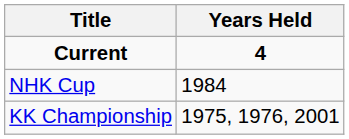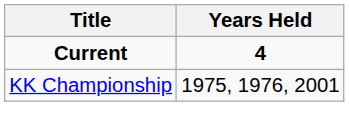- row: (52, 85)
